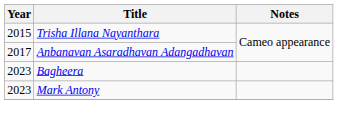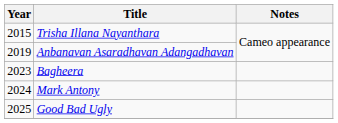(19, 52) 2017 -> (19, 52) 2019
(19, 90) 2023 -> (19, 90) 2024
+ row: (74, 109)
